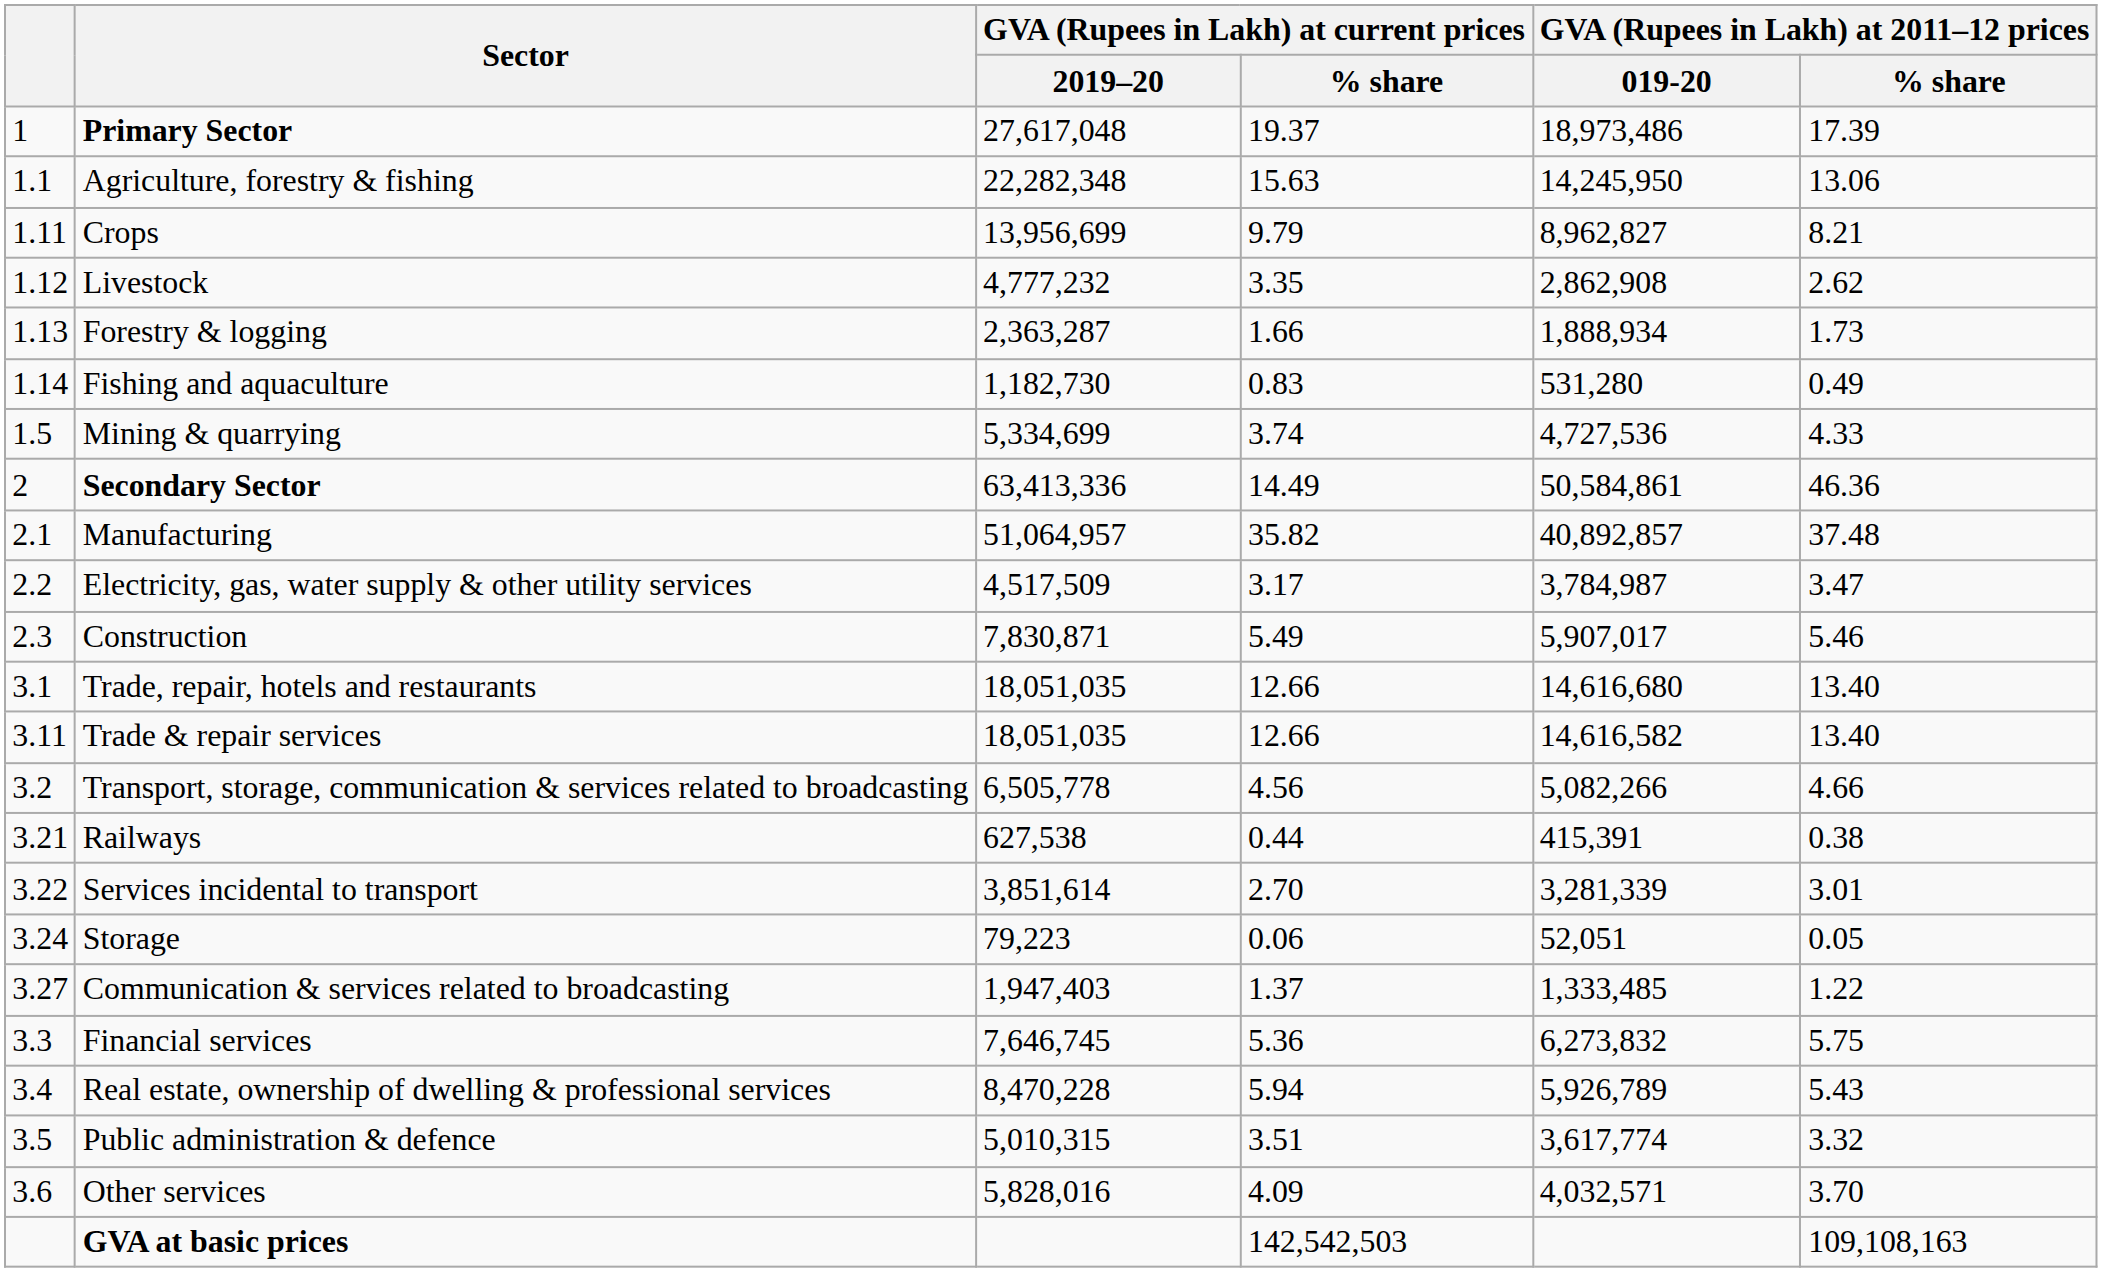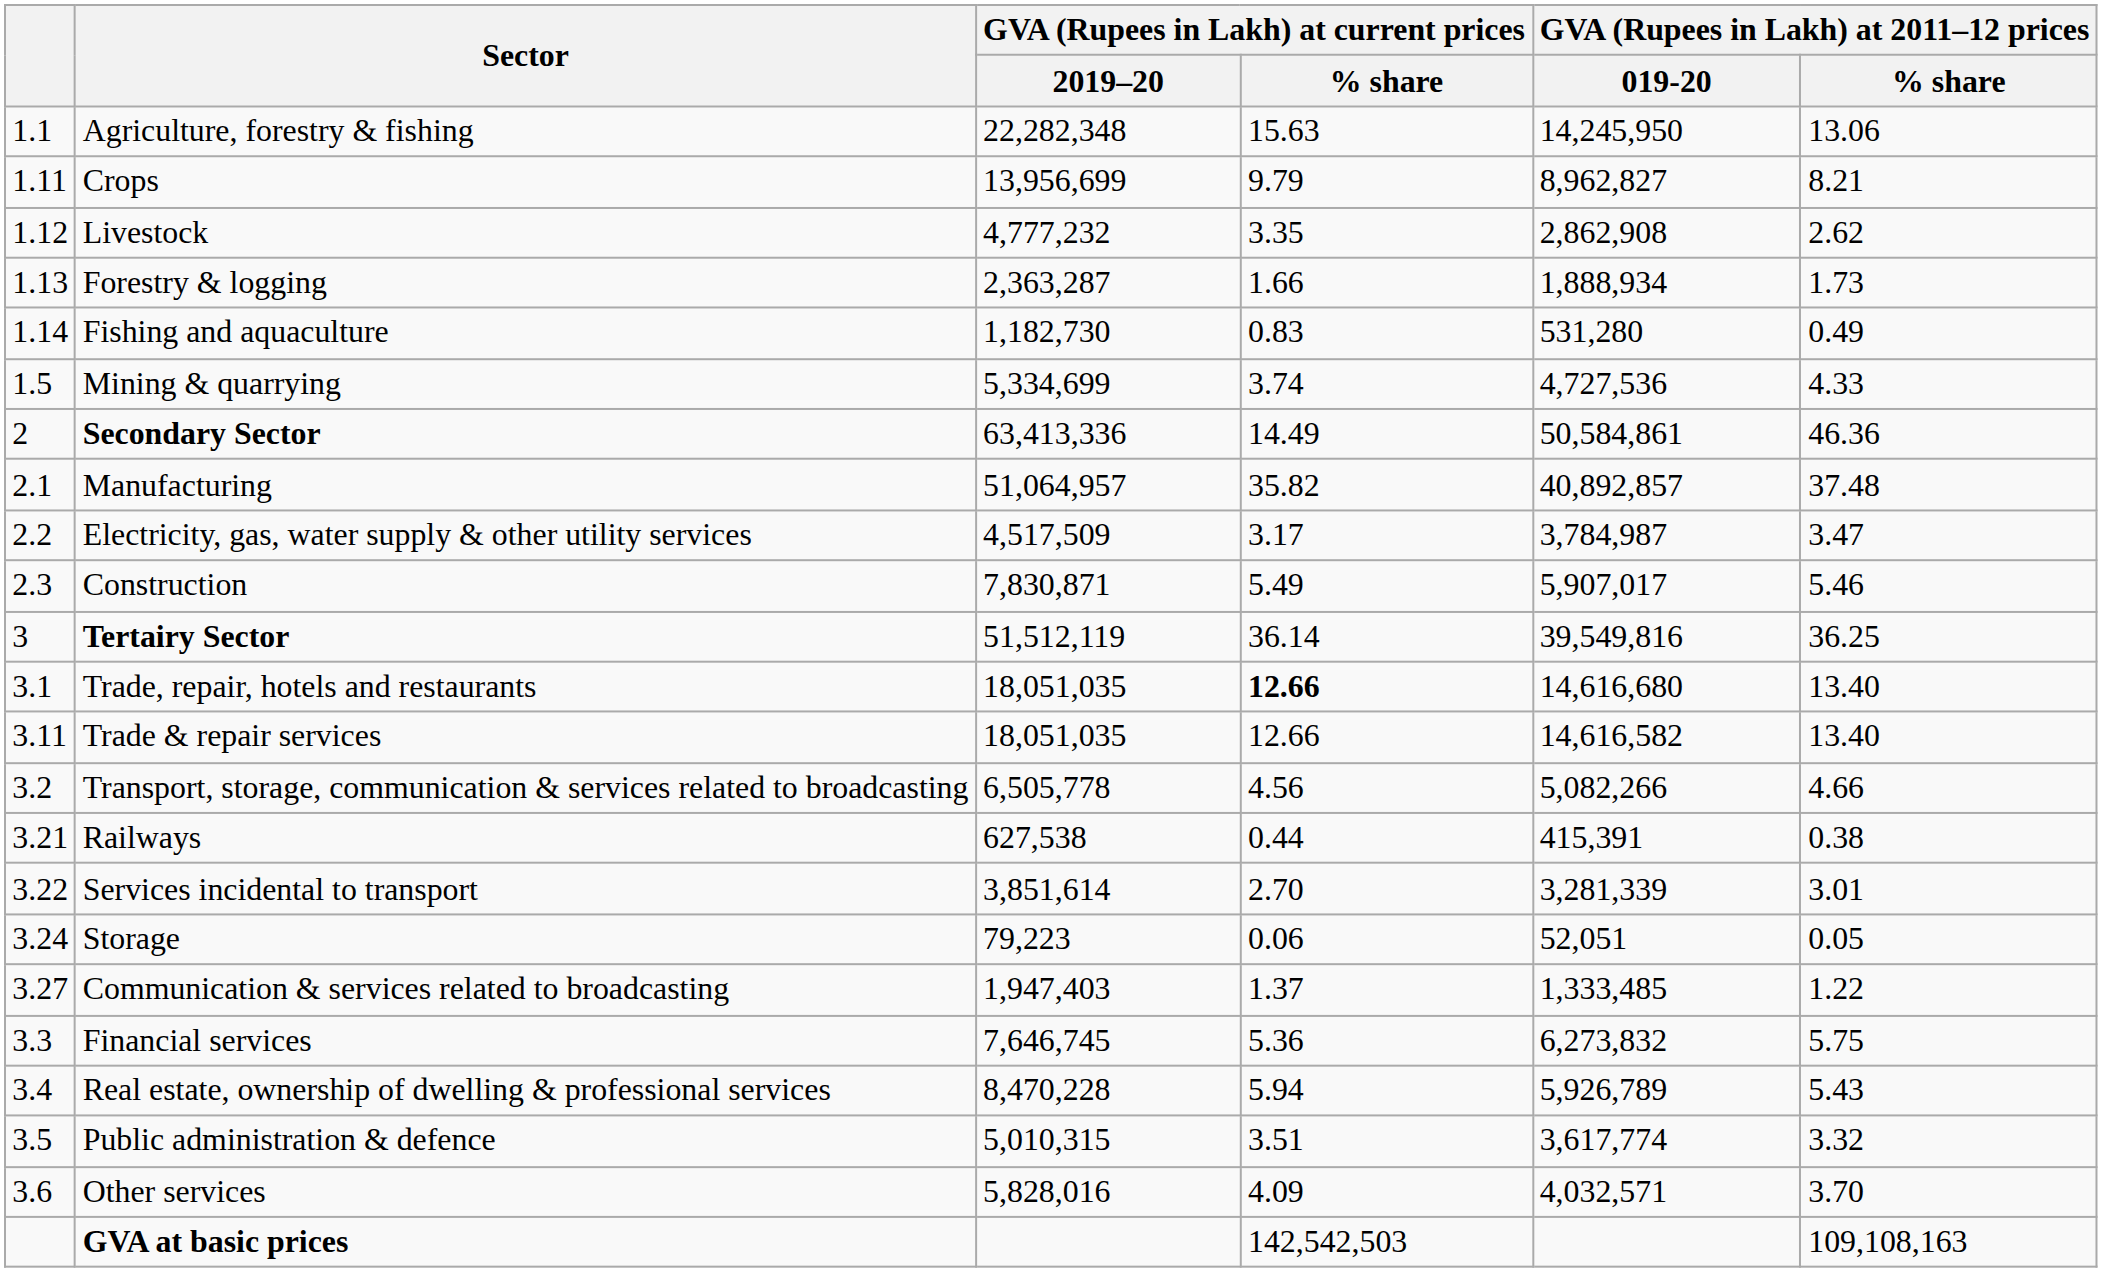- row: (187, 130)
+ row: (186, 635)
(1284, 686) normal -> (1284, 686) bold
